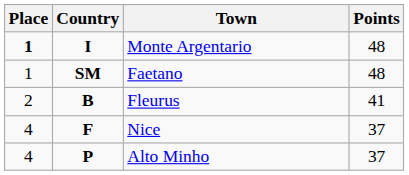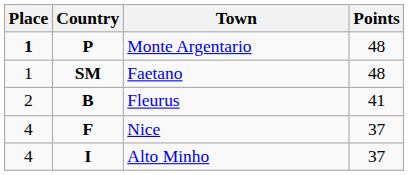(88, 45) I -> (88, 45) P
(88, 156) P -> (88, 156) I
